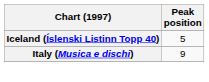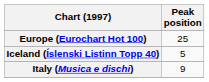+ row: (83, 38)
